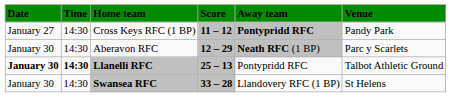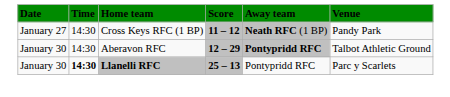(276, 30) Pontypridd RFC -> (286, 30) Neath RFC (1 BP)
(279, 48) Neath RFC (1 BP) -> (283, 48) Pontypridd RFC
(376, 48) Parc y Scarlets -> (382, 48) Talbot Athletic Ground
(33, 65) bold -> (43, 65) normal
(394, 65) Talbot Athletic Ground -> (364, 65) Parc y Scarlets
- row: (125, 83)
